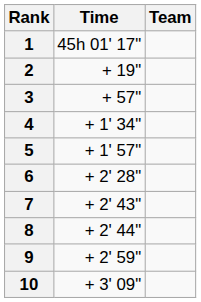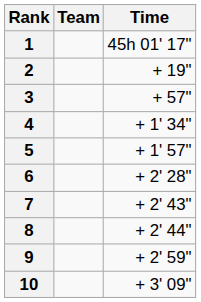columns swapped: (170, 17) <-> (99, 17)
